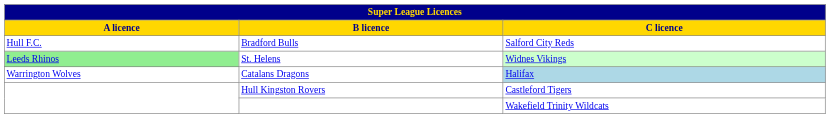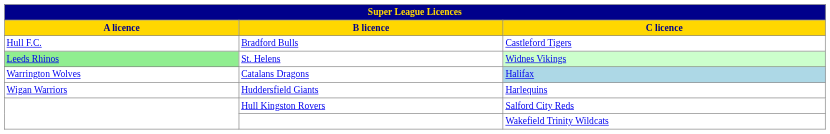(540, 43) Salford City Reds -> (538, 43) Castleford Tigers
+ row: (280, 90)
(538, 90) Castleford Tigers -> (540, 105) Salford City Reds
